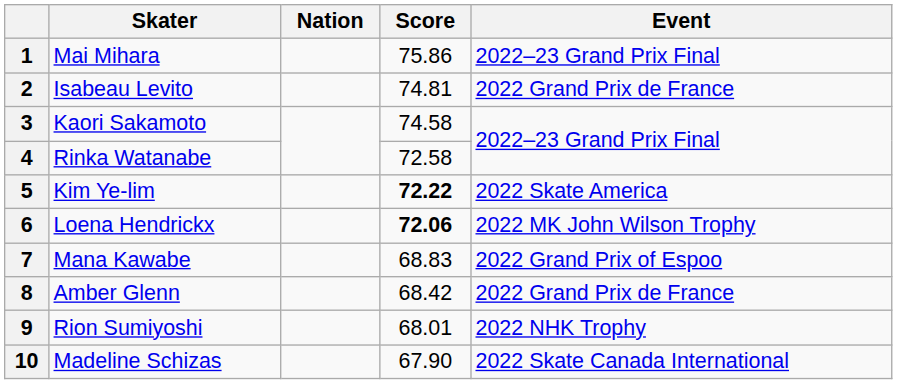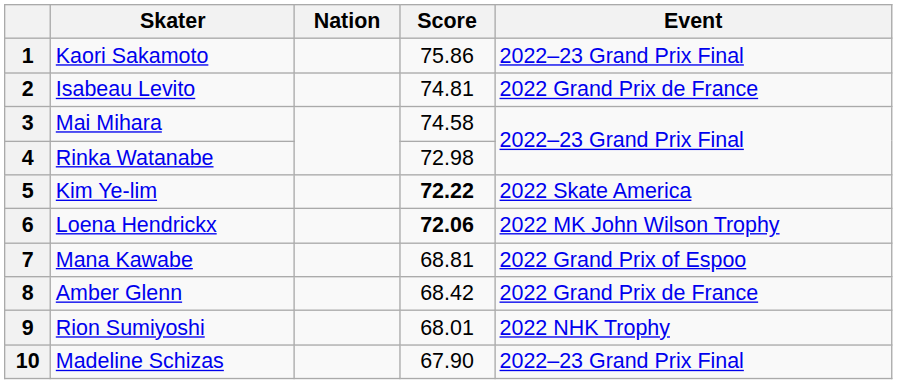(107, 55) Mai Mihara -> (132, 55) Kaori Sakamoto
(130, 123) Kaori Sakamoto -> (109, 123) Mai Mihara
(425, 157) 72.58 -> (447, 157) 72.98
(425, 259) 68.83 -> (447, 259) 68.81
(632, 361) 2022 Skate Canada International -> (622, 361) 2022–23 Grand Prix Final
